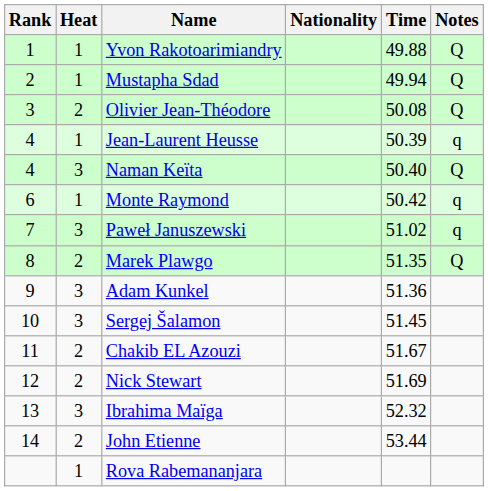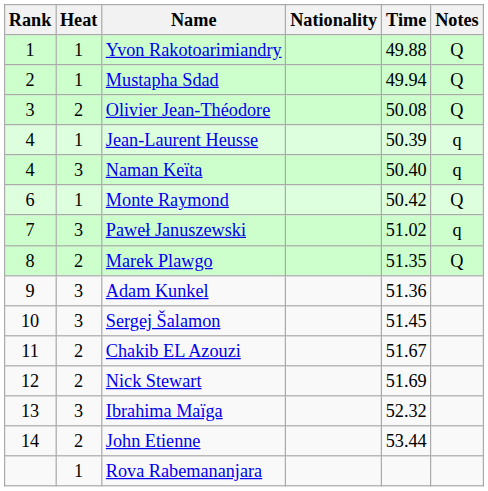(457, 170) Q -> (457, 170) q
(457, 200) q -> (457, 200) Q
